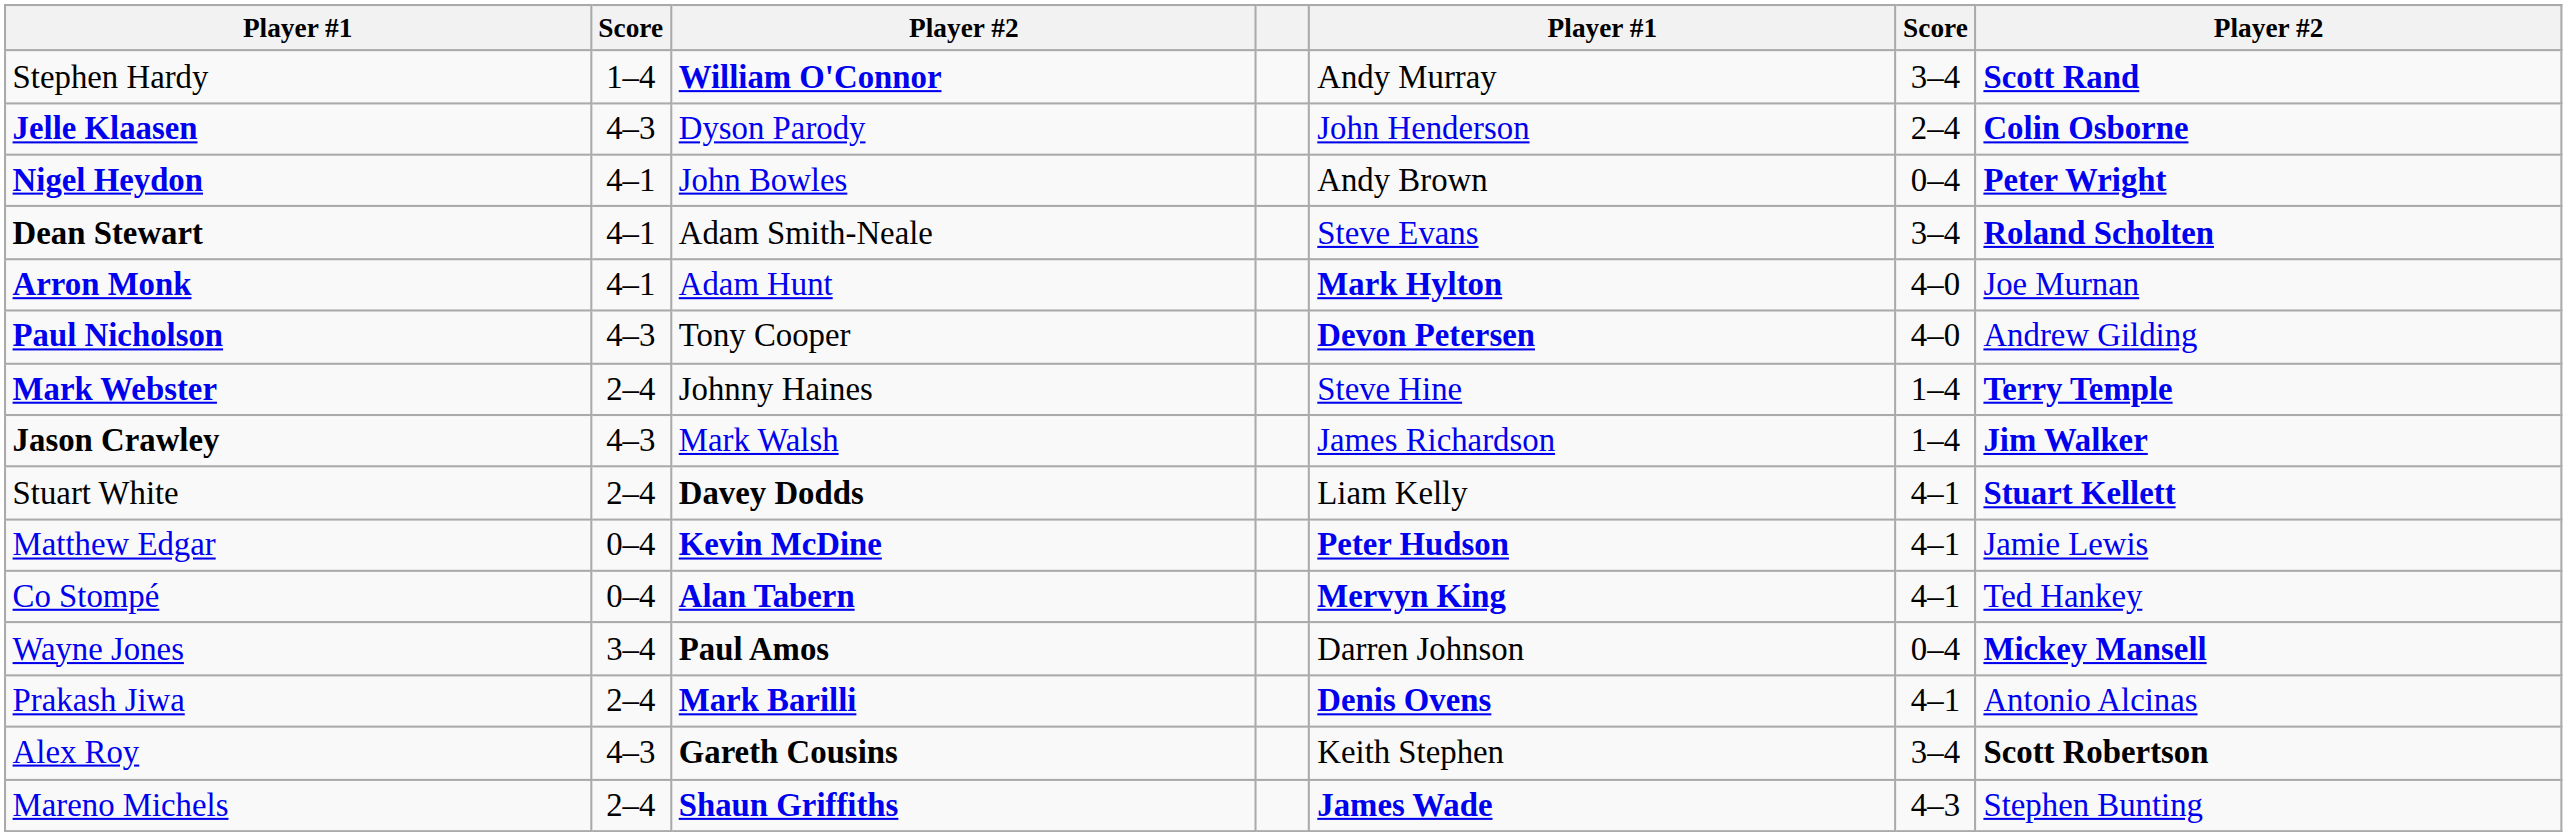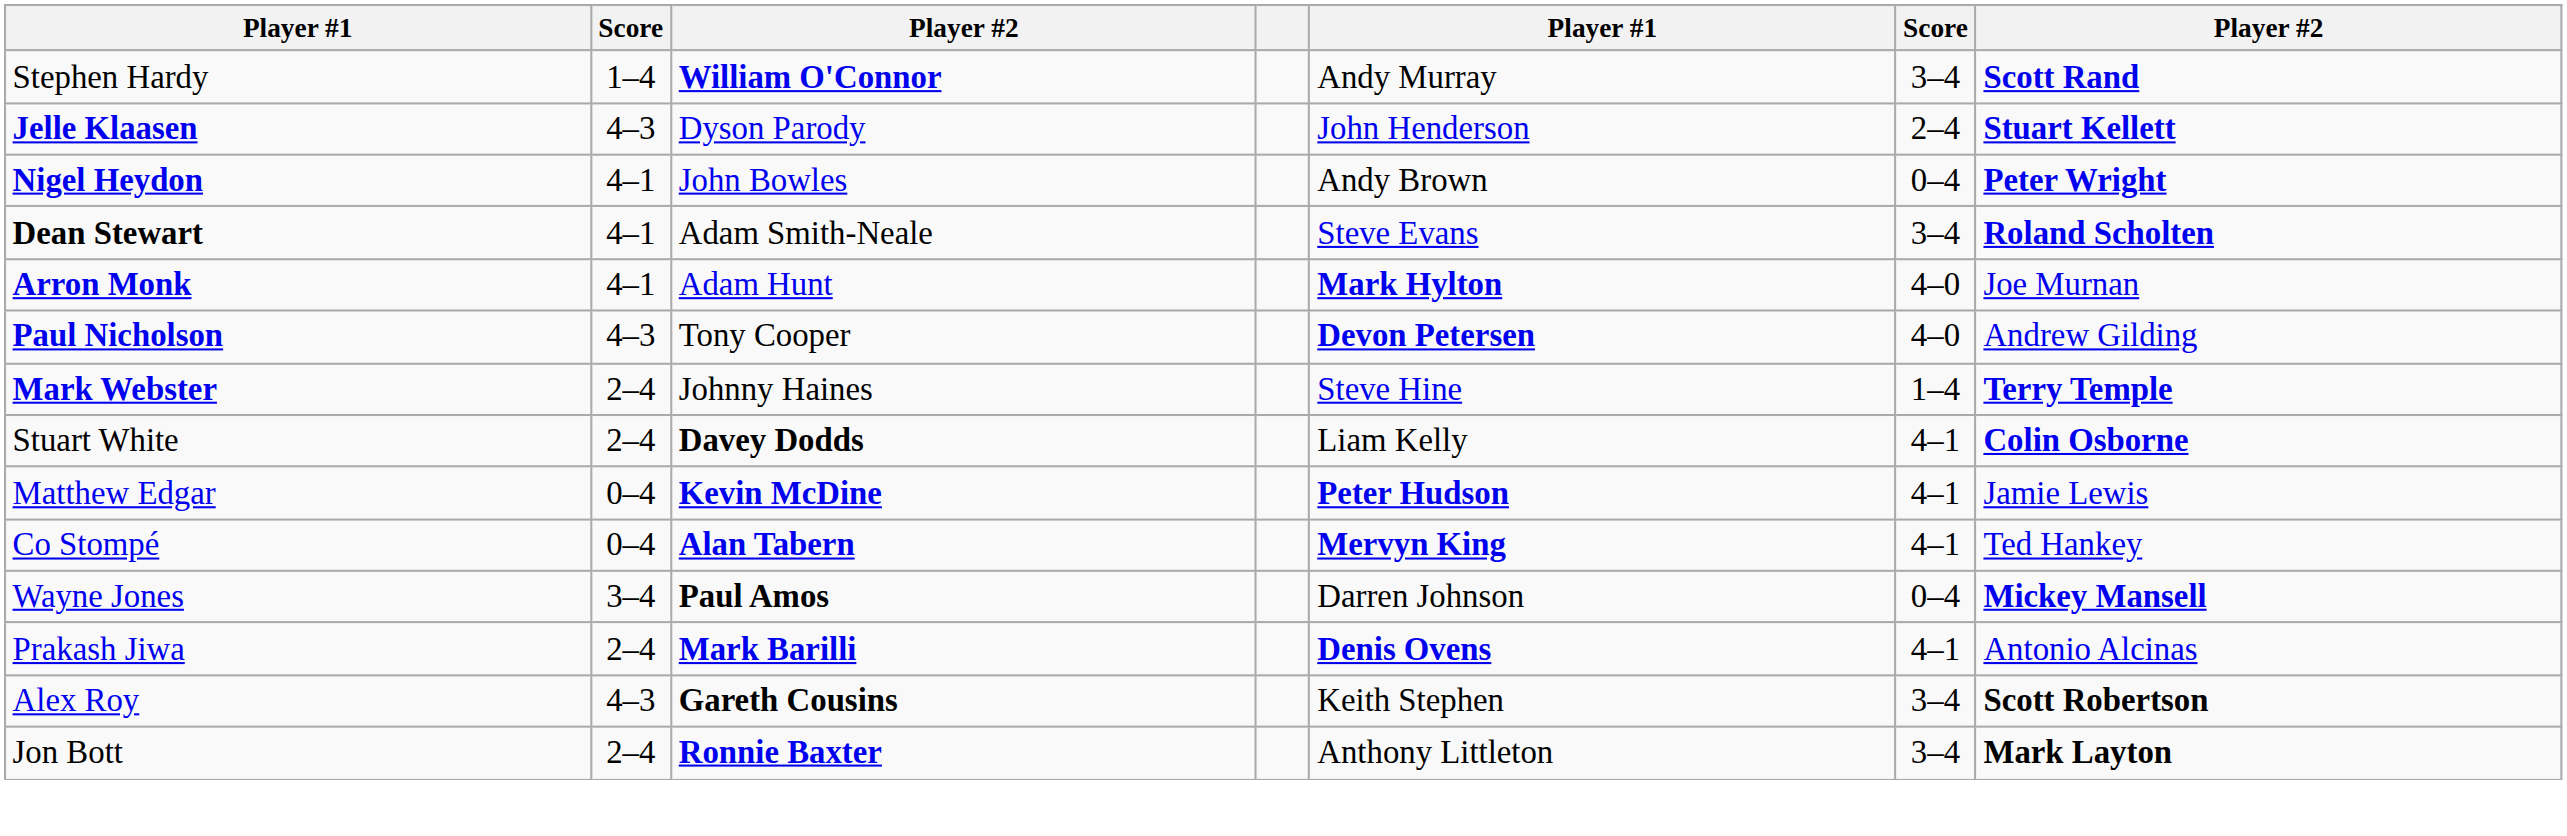(2086, 128) Colin Osborne -> (2080, 128) Stuart Kellett
- row: (116, 440)
(2080, 492) Stuart Kellett -> (2086, 440) Colin Osborne
- row: (121, 804)
+ row: (68, 752)
